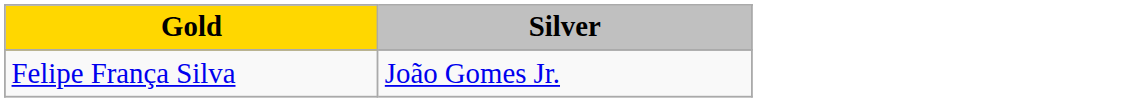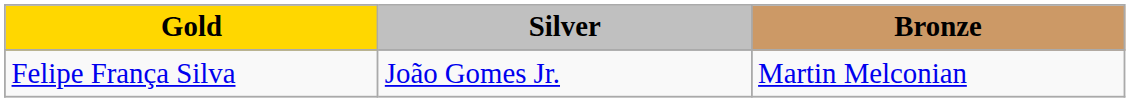+ column: (938, 27)
